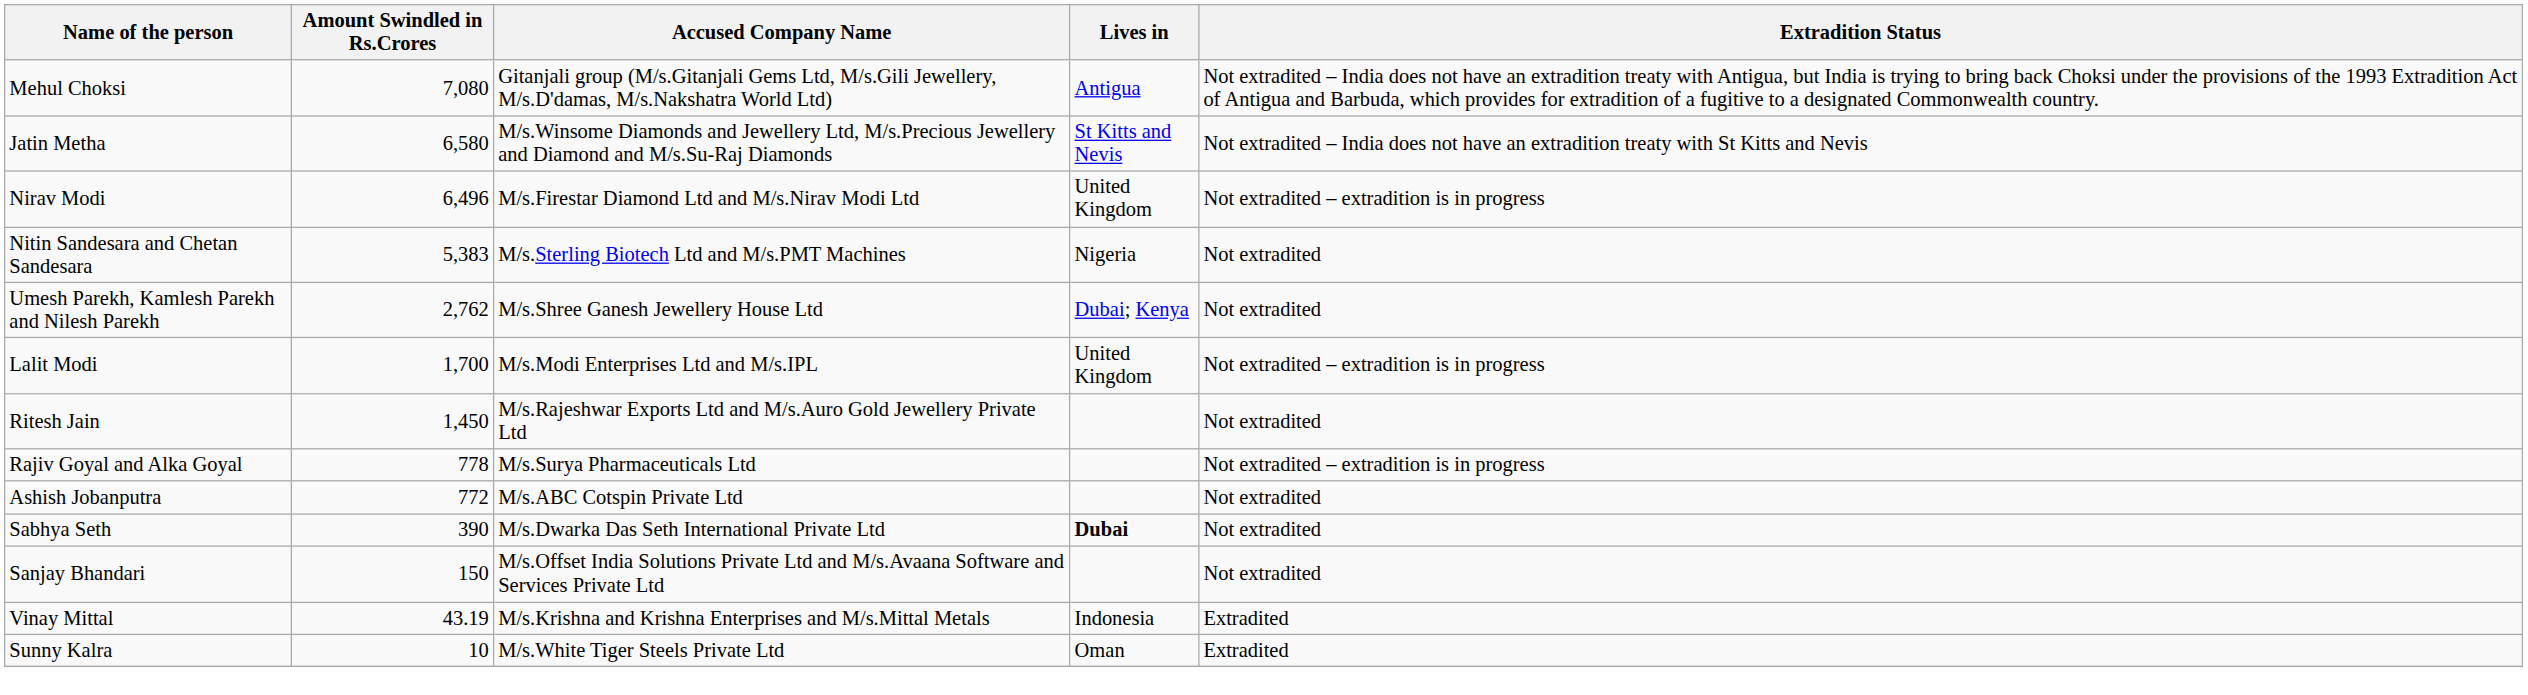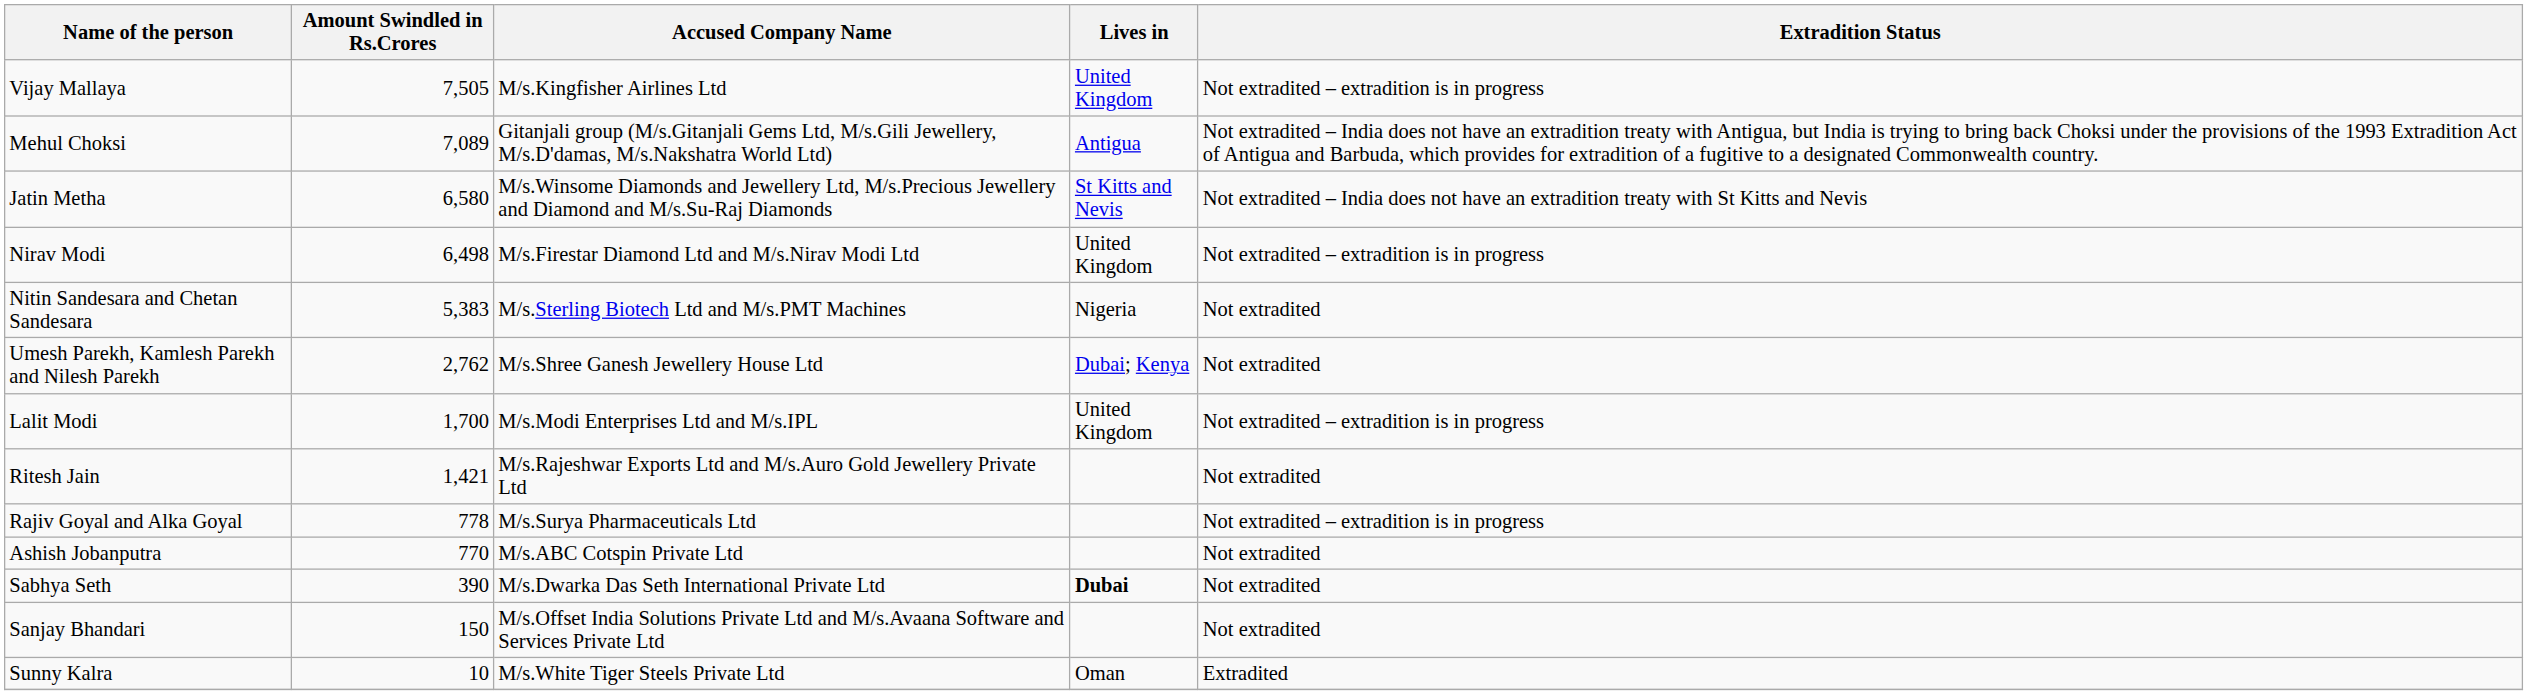+ row: (68, 87)
(466, 87) 7,080 -> (466, 143) 7,089
(466, 198) 6,496 -> (466, 254) 6,498
(466, 420) 1,450 -> (466, 476) 1,421
(473, 497) 772 -> (474, 552) 770
- row: (61, 617)
